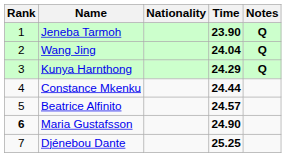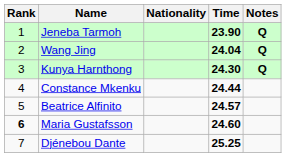(226, 69) 24.29 -> (226, 69) 24.30
(226, 124) 24.90 -> (226, 124) 24.60
